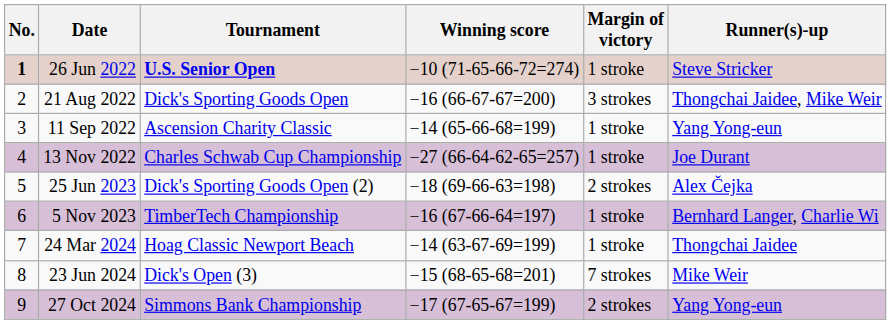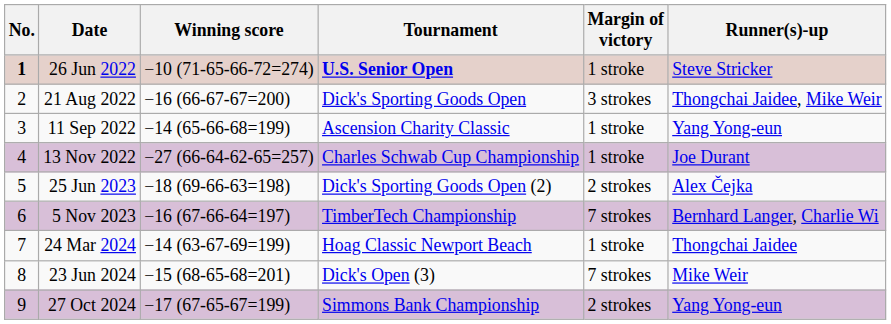columns swapped: (273, 29) <-> (494, 29)
(616, 216) 1 stroke -> (619, 216) 7 strokes
